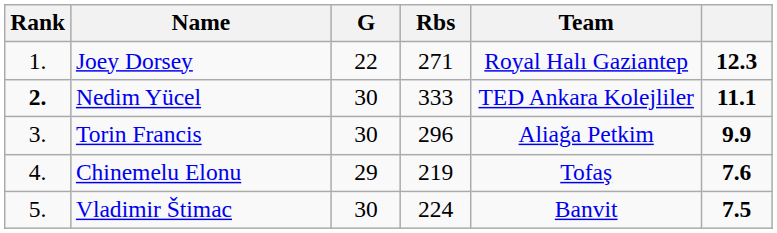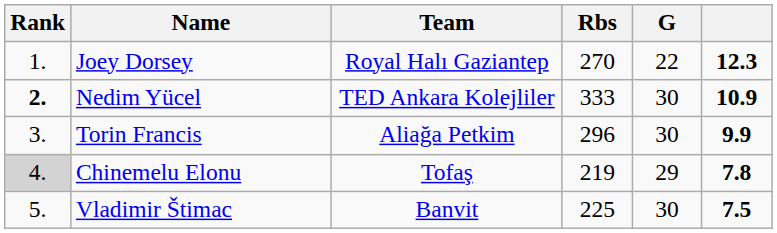columns swapped: (586, 23) <-> (366, 23)
(436, 60) 271 -> (597, 60) 270
(737, 97) 11.1 -> (737, 97) 10.9
(38, 172) no background -> (38, 172) lightgrey background
(737, 172) 7.6 -> (737, 172) 7.8
(436, 209) 224 -> (597, 209) 225
